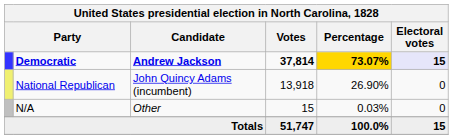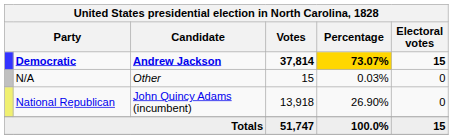(439, 61) lavender background -> (439, 61) no background
rows swapped: (65, 85) <-> (25, 108)
